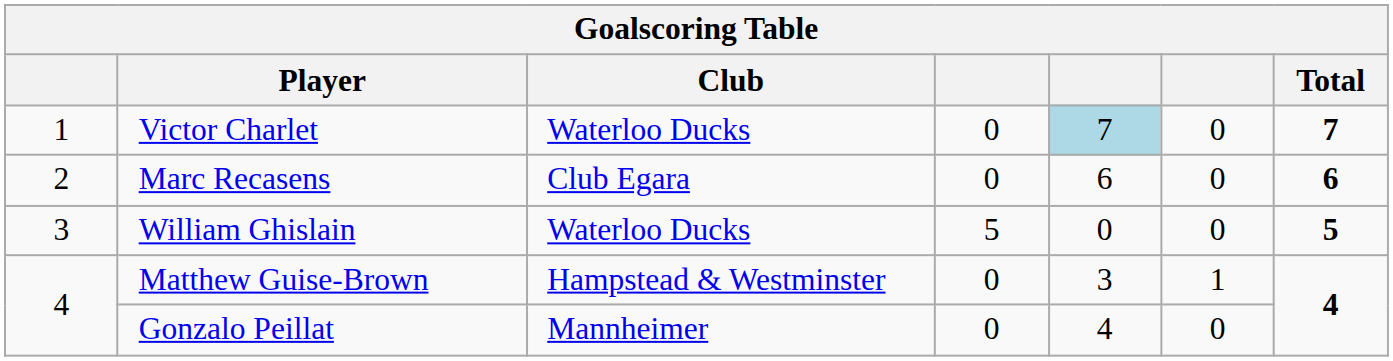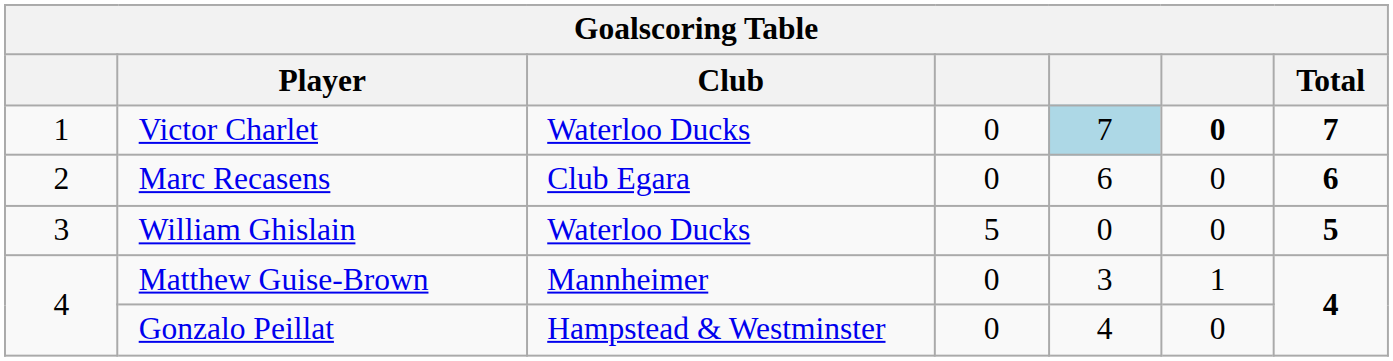(1218, 129) normal -> (1218, 129) bold
(716, 279) Hampstead & Westminster -> (628, 279) Mannheimer
(628, 329) Mannheimer -> (716, 329) Hampstead & Westminster
